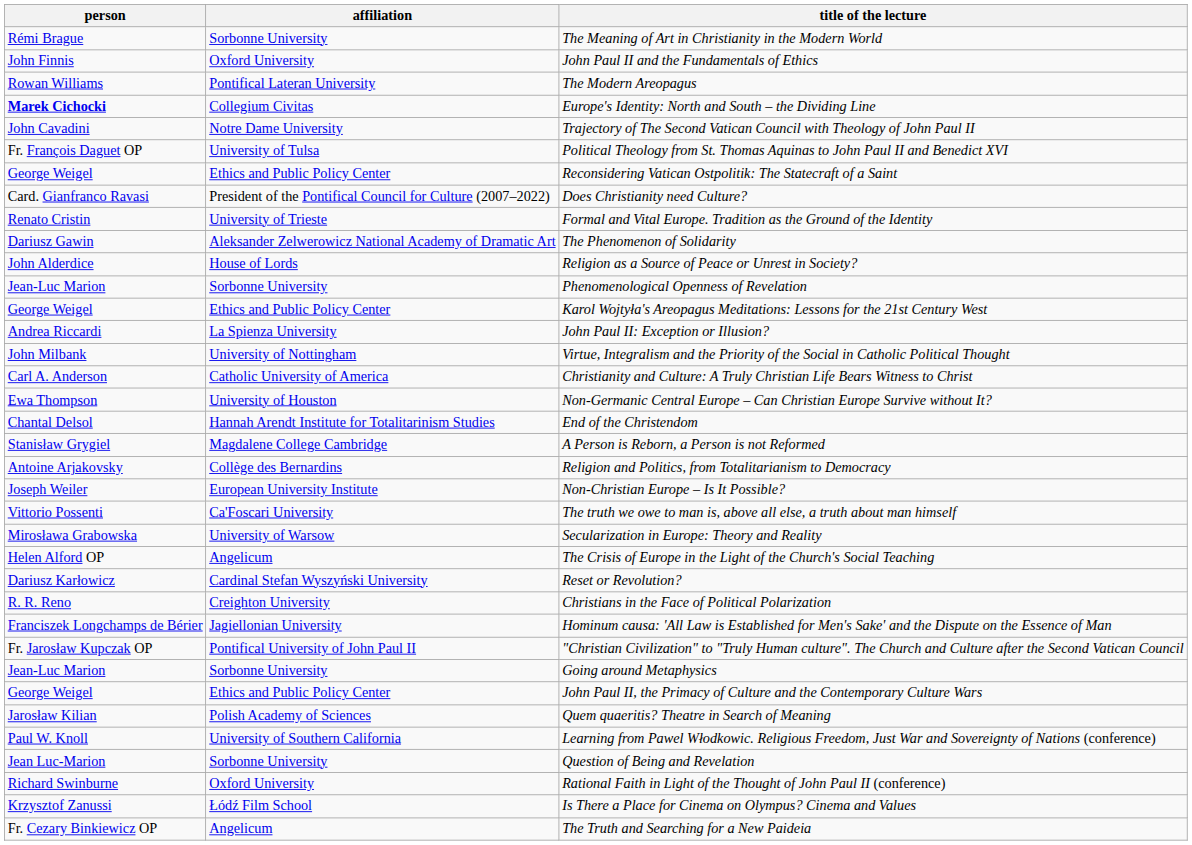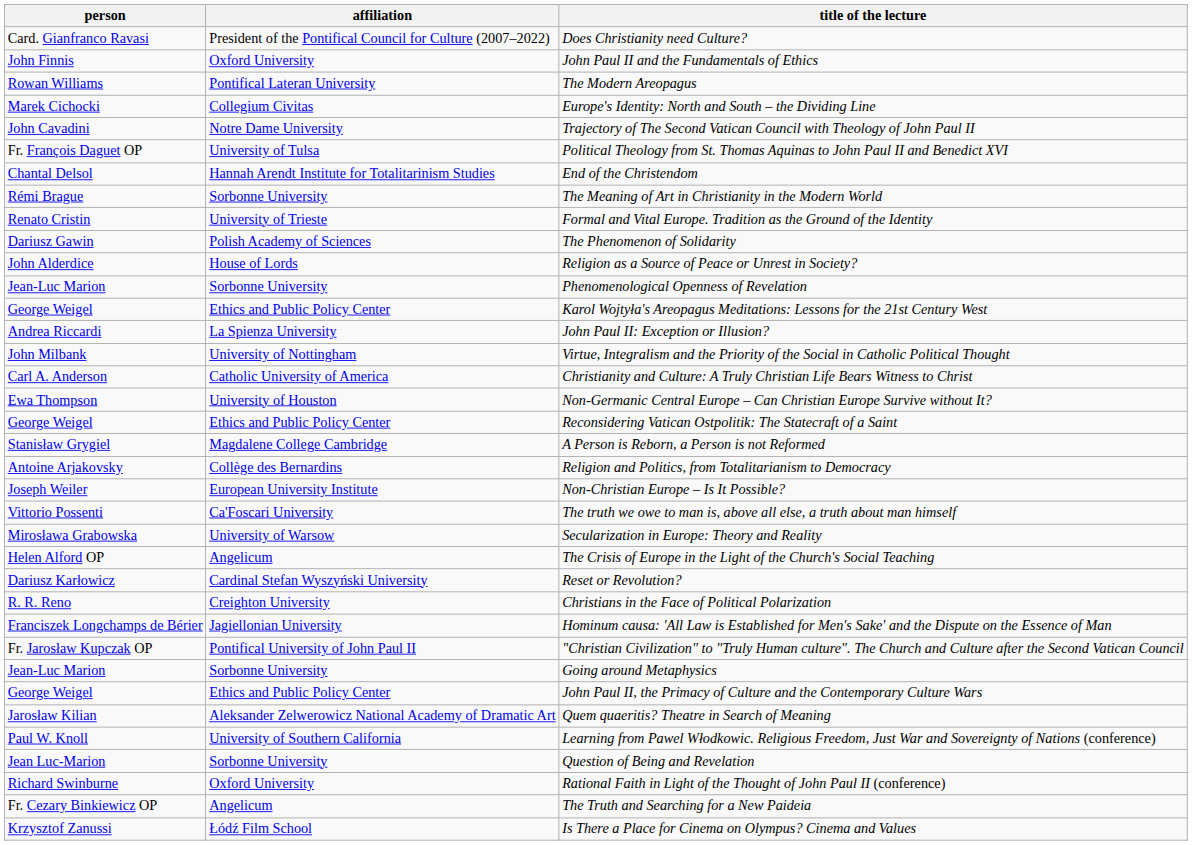rows swapped: (655, 196) <-> (722, 38)
(57, 106) bold -> (54, 106) normal
rows swapped: (630, 422) <-> (730, 173)
(382, 241) Aleksander Zelwerowicz National Academy of Dramatic Art -> (290, 241) Polish Academy of Sciences
(290, 715) Polish Academy of Sciences -> (382, 715) Aleksander Zelwerowicz National Academy of Dramatic Art
rows swapped: (687, 828) <-> (739, 806)
